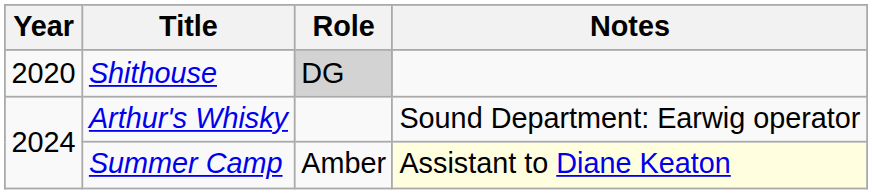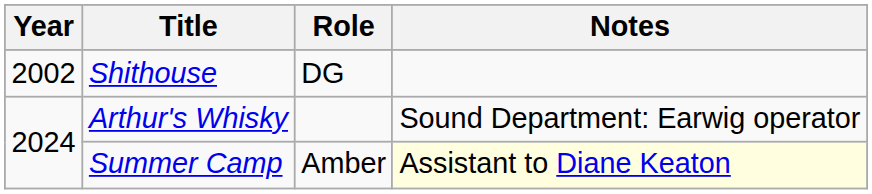(44, 73) 2020 -> (44, 73) 2002
(323, 73) lightgrey background -> (323, 73) no background
